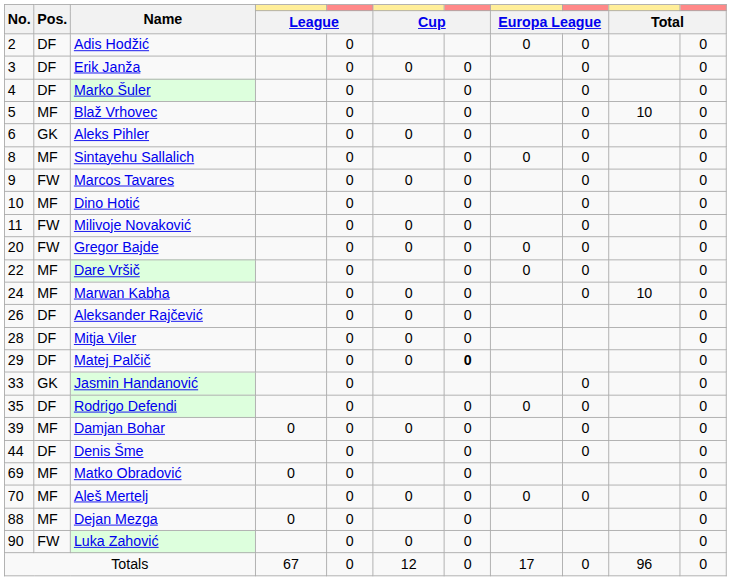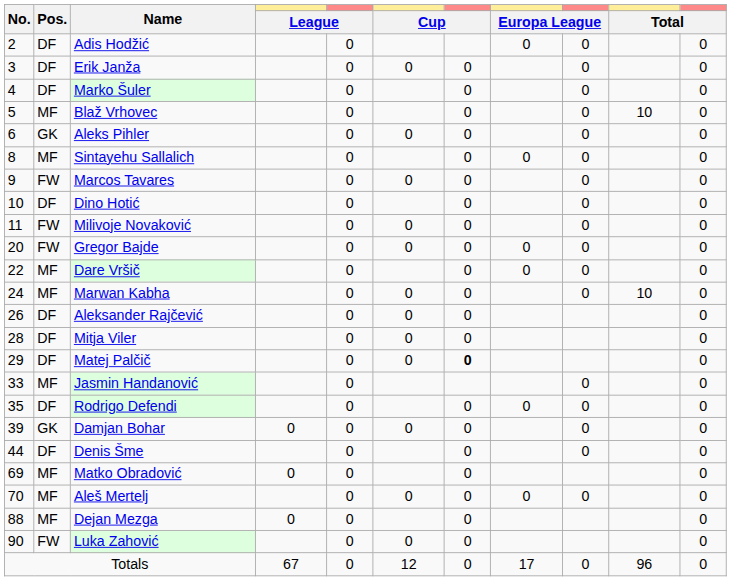(48, 203) MF -> (47, 203) DF
(48, 383) GK -> (48, 383) MF
(48, 428) MF -> (48, 428) GK
